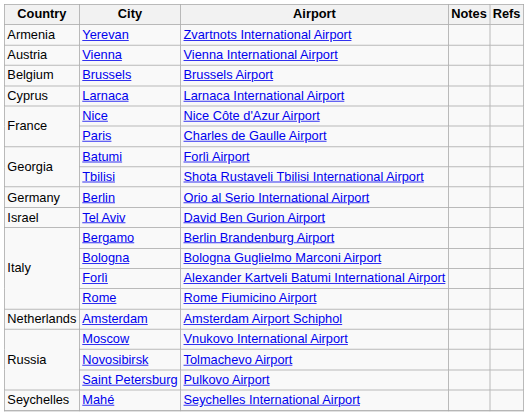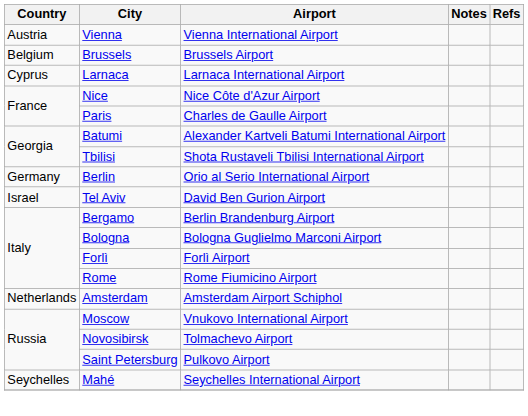- row: (106, 34)
(217, 156) Forlì Airport -> (314, 136) Alexander Kartveli Batumi International Airport
(314, 278) Alexander Kartveli Batumi International Airport -> (217, 258) Forlì Airport
